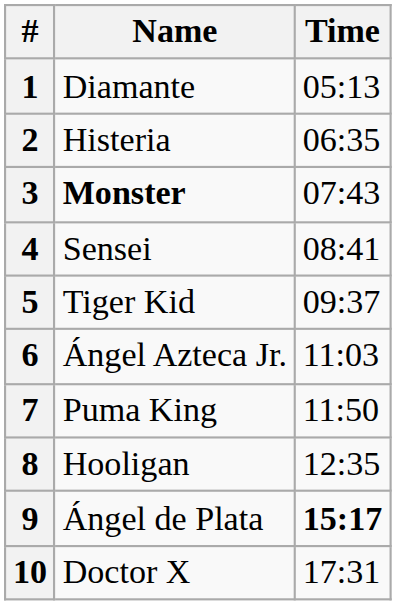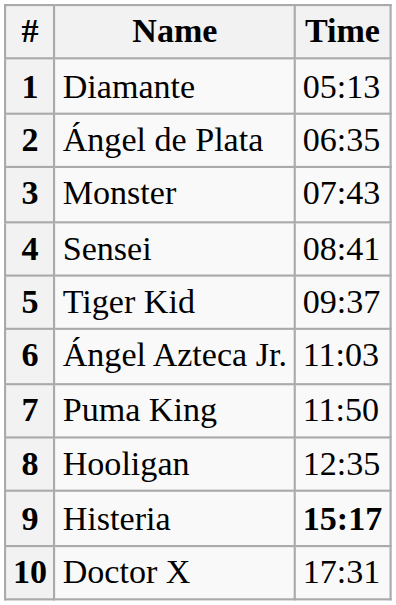(117, 139) Histeria -> (163, 139) Ángel de Plata
(124, 193) bold -> (120, 193) normal
(163, 517) Ángel de Plata -> (117, 517) Histeria
